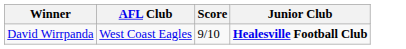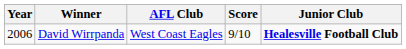+ column: (20, 14)
